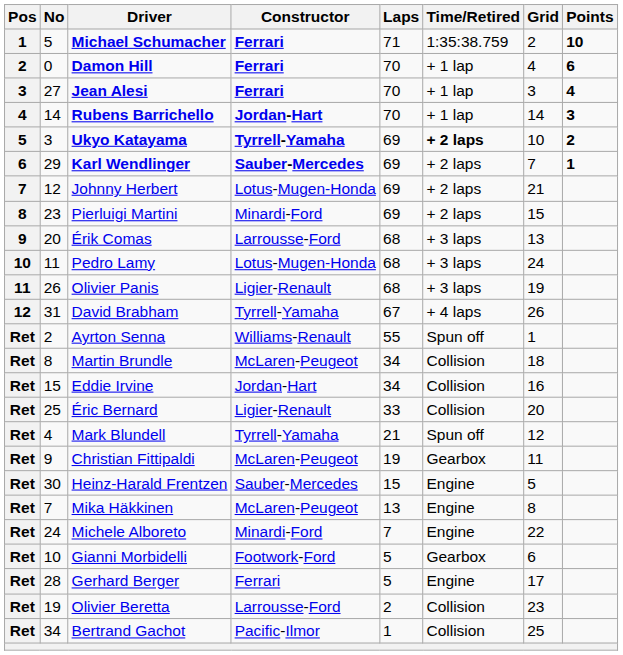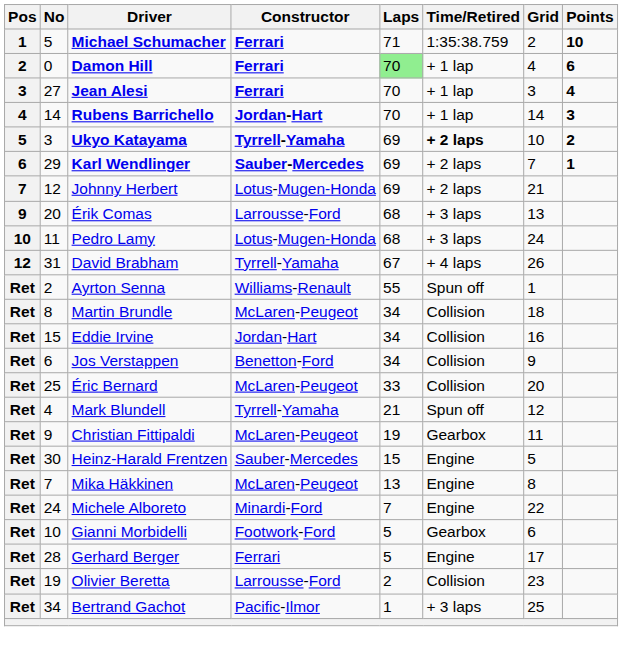(392, 66) no background -> (392, 66) lightgreen background
- row: (125, 213)
- row: (115, 287)
+ row: (125, 361)
(283, 410) Ligier-Renault -> (296, 385) McLaren-Peugeot
(456, 631) Collision -> (454, 606) + 3 laps
